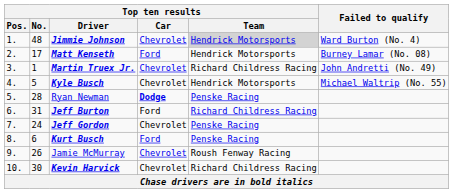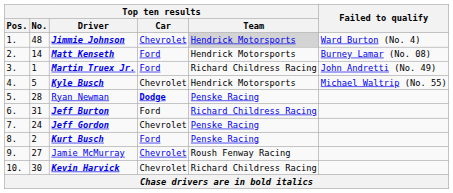(37, 54) 17 -> (37, 54) 14
(163, 68) Chevrolet -> (150, 68) Ford
(34, 139) 6 -> (34, 139) 2
(37, 153) 26 -> (37, 153) 27
